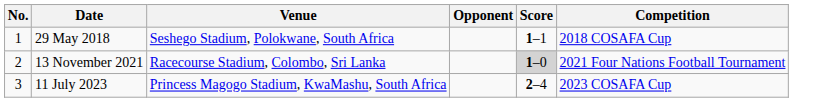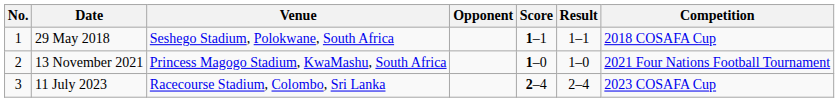+ column: (579, 15)
(268, 61) Racecourse Stadium, Colombo, Sri Lanka -> (298, 61) Princess Magogo Stadium, KwaMashu, South Africa
(536, 61) lightgrey background -> (536, 61) no background
(298, 84) Princess Magogo Stadium, KwaMashu, South Africa -> (268, 84) Racecourse Stadium, Colombo, Sri Lanka
